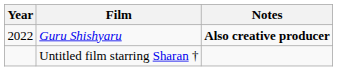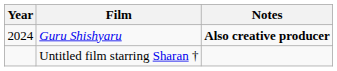(20, 35) 2022 -> (20, 35) 2024
